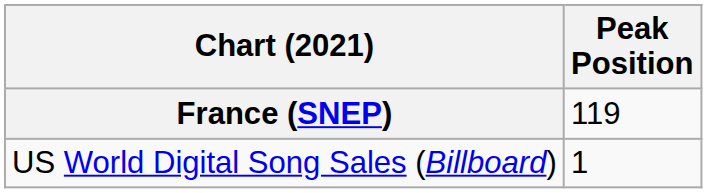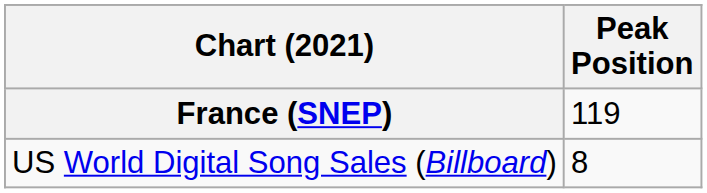(580, 162) 1 -> (580, 162) 8
